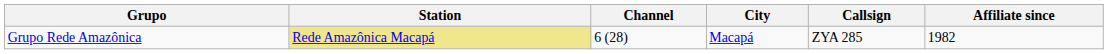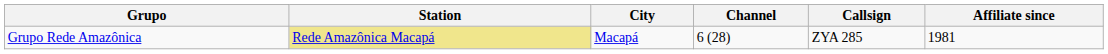columns swapped: (757, 15) <-> (649, 15)
(942, 37) 1982 -> (942, 37) 1981
